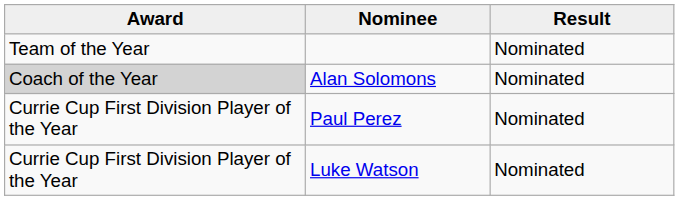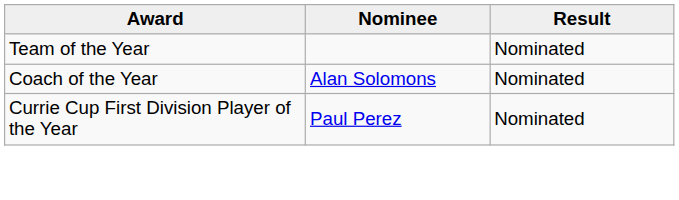(83, 78) lightgrey background -> (83, 78) no background
- row: (364, 169)
